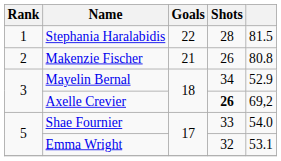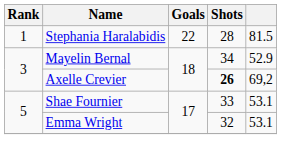- row: (94, 58)
(261, 123) 54.0 -> (261, 101) 53.1
